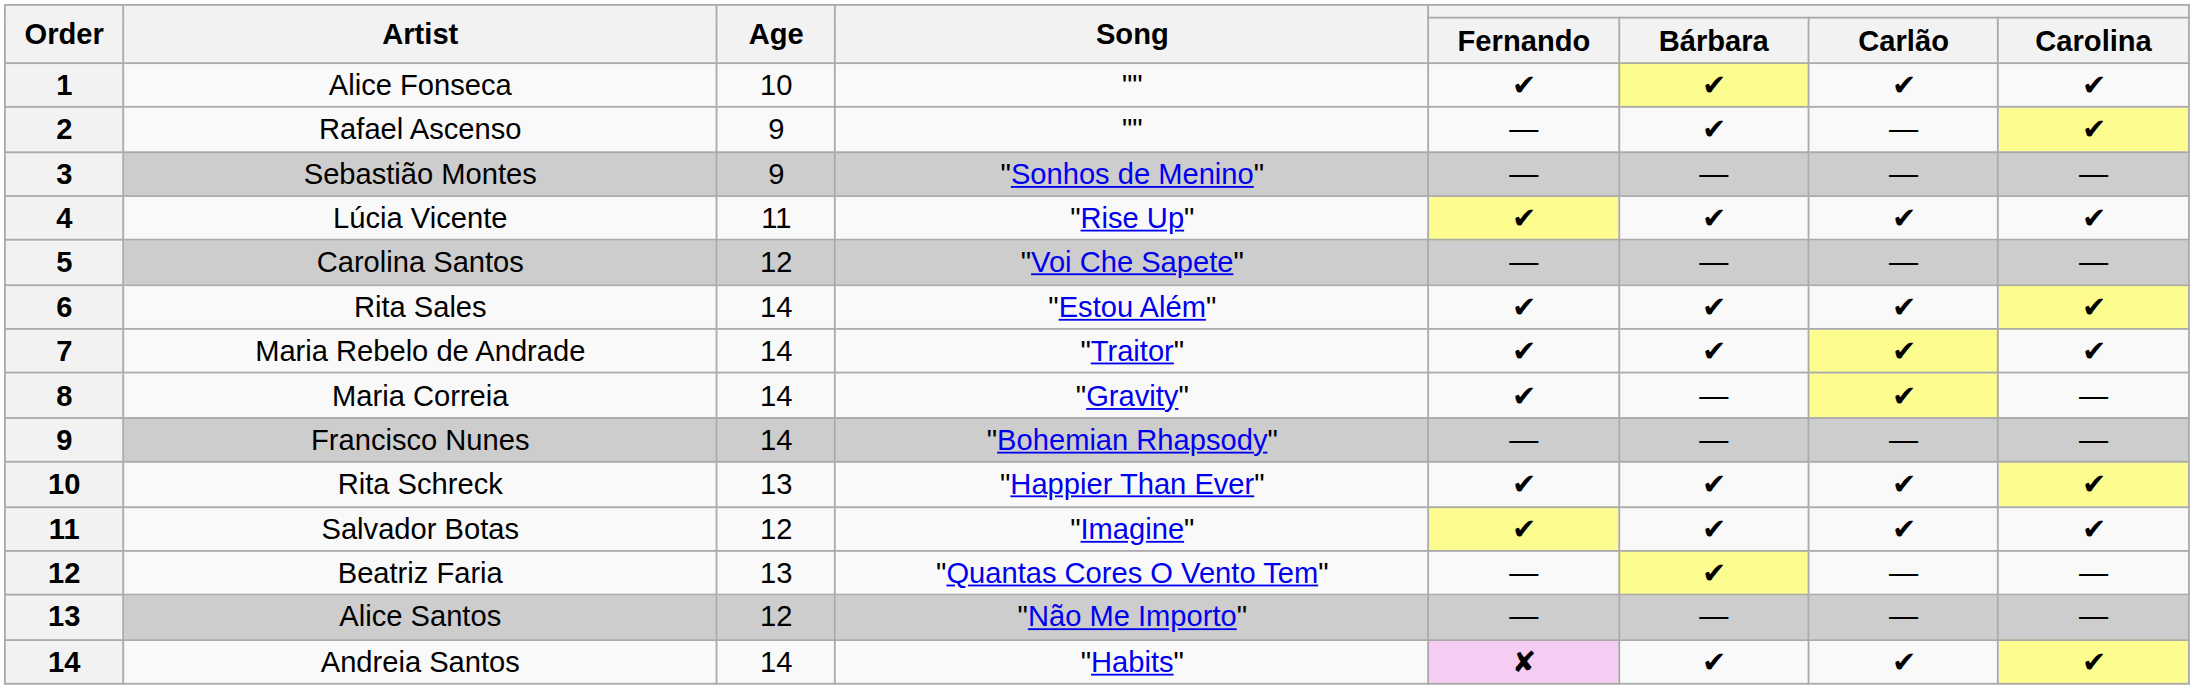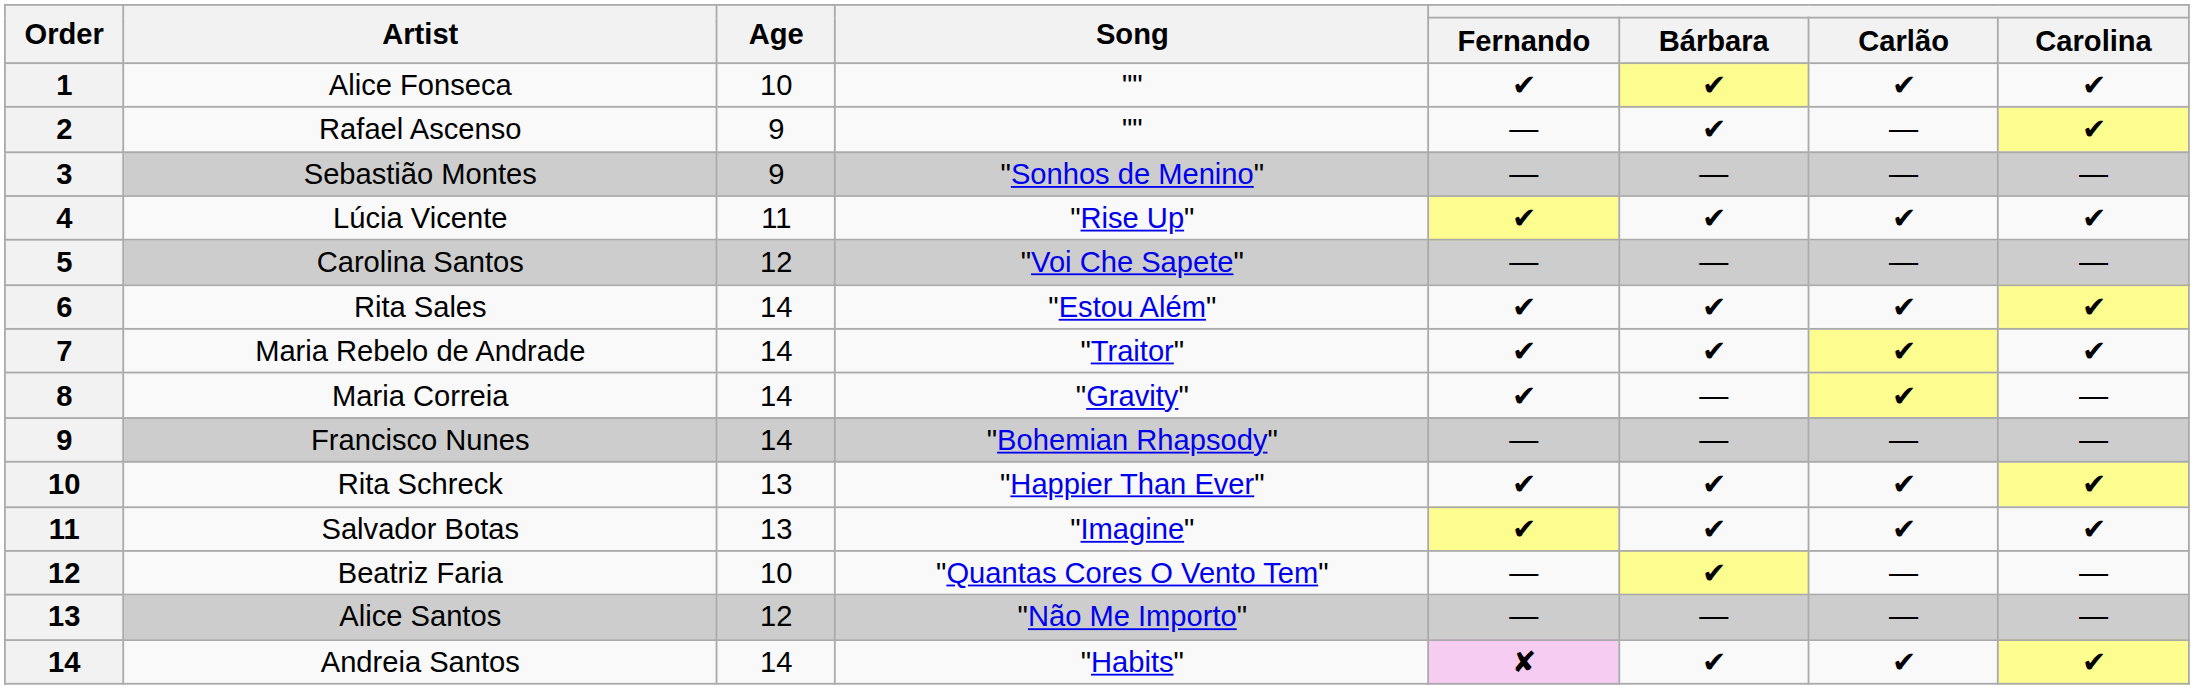(776, 529) 12 -> (776, 529) 13
(776, 573) 13 -> (776, 573) 10
